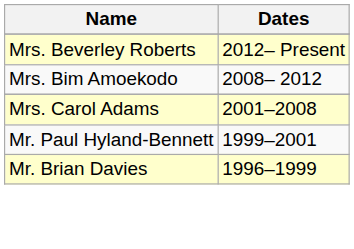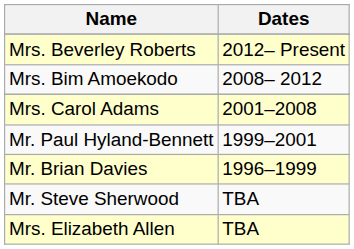+ row: (94, 199)
+ row: (92, 229)
